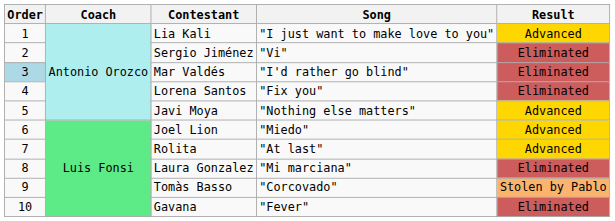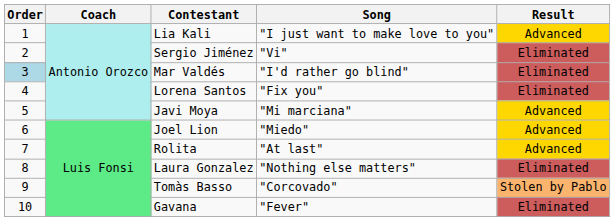(338, 110) "Nothing else matters" -> (306, 110) "Mi marciana"
(306, 168) "Mi marciana" -> (338, 168) "Nothing else matters"
